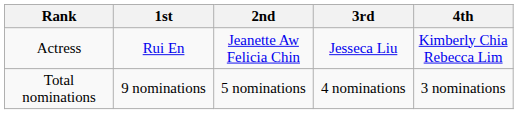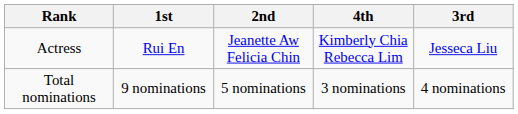columns swapped: (363, 16) <-> (463, 16)
